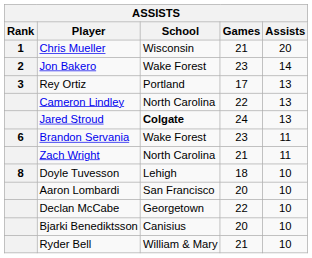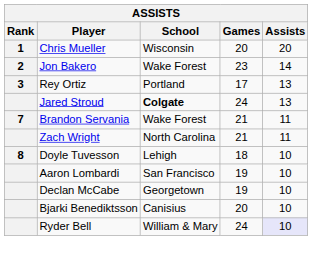(242, 48) 21 -> (242, 48) 20
- row: (82, 102)
(21, 137) 6 -> (21, 119) 7
(242, 137) 23 -> (242, 119) 21
(242, 191) 20 -> (242, 173) 19
(242, 208) 22 -> (242, 191) 19
(242, 244) 21 -> (242, 226) 24
(285, 244) no background -> (285, 226) lavender background
